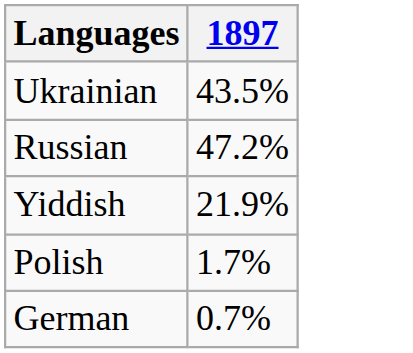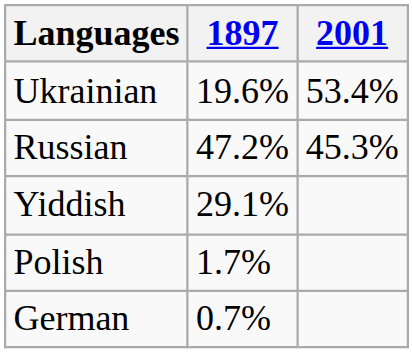+ column: (352, 33)
(243, 90) 43.5% -> (243, 90) 19.6%
(243, 204) 21.9% -> (243, 204) 29.1%
